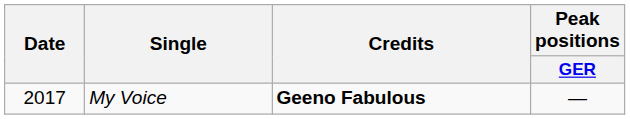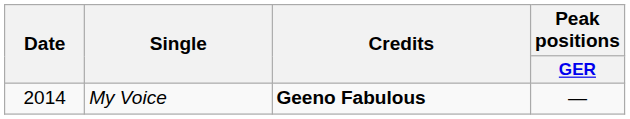(45, 98) 2017 -> (45, 98) 2014
